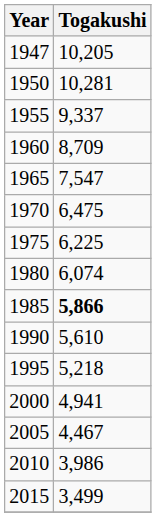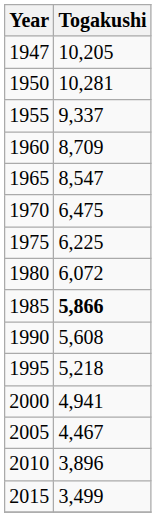(81, 178) 7,547 -> (81, 178) 8,547
(81, 274) 6,074 -> (81, 274) 6,072
(81, 337) 5,610 -> (81, 337) 5,608
(81, 464) 3,986 -> (81, 464) 3,896
